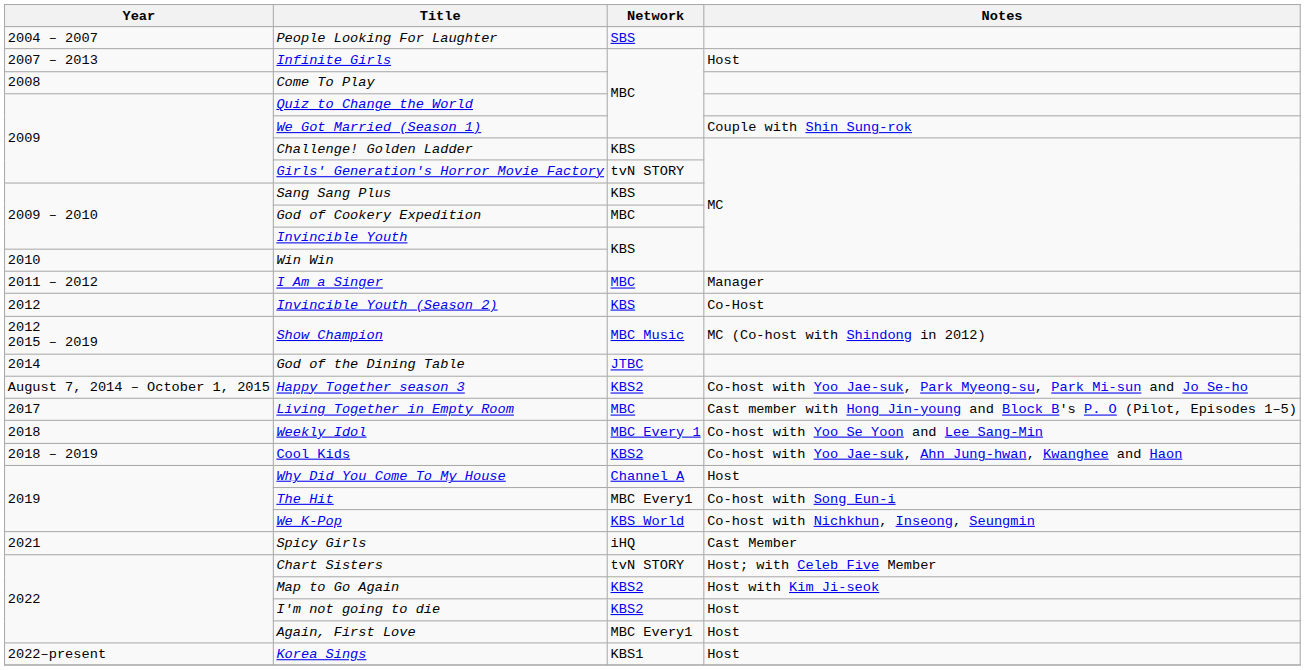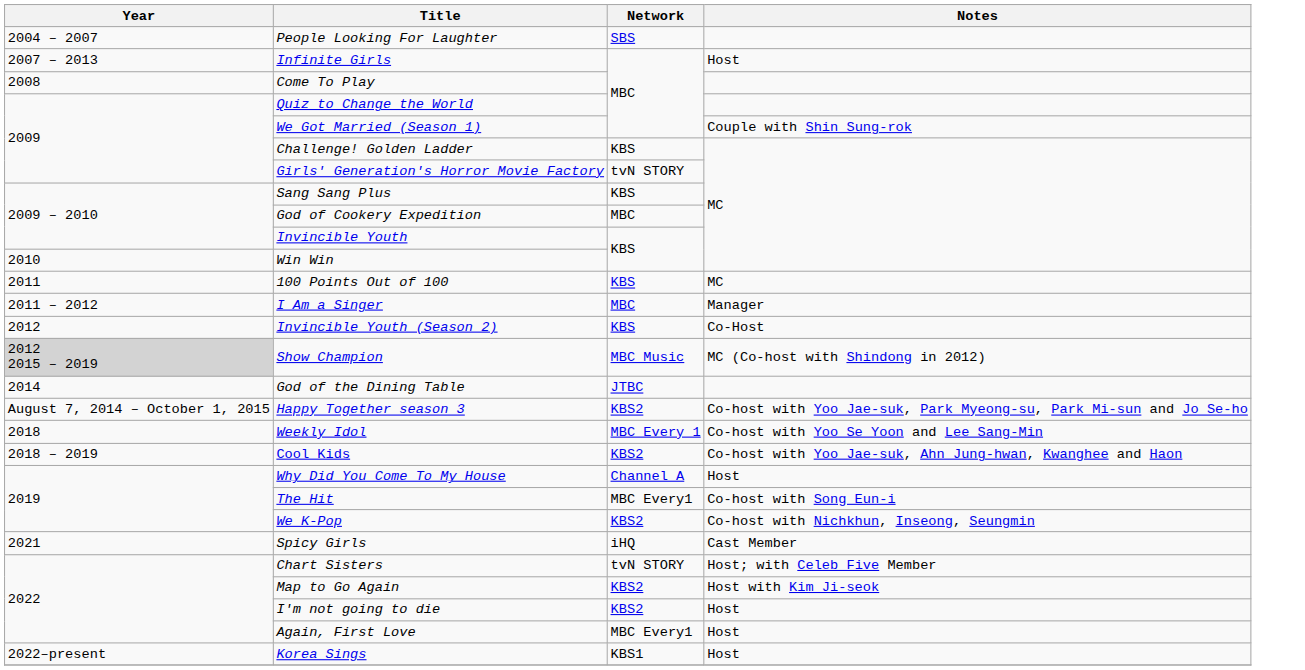+ row: (362, 283)
(53, 335) no background -> (53, 357) lightgrey background
- row: (395, 410)
(647, 521) KBS World -> (627, 521) KBS2
